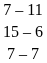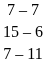rows swapped: (23, 10) <-> (23, 54)
